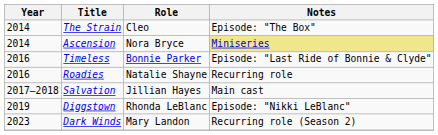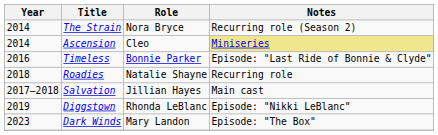(137, 28) Cleo -> (155, 28) Nora Bryce
(264, 28) Episode: "The Box" -> (284, 28) Recurring role (Season 2)
(155, 44) Nora Bryce -> (137, 44) Cleo
(18, 75) 2016 -> (18, 75) 2018
(284, 122) Recurring role (Season 2) -> (264, 122) Episode: "The Box"
